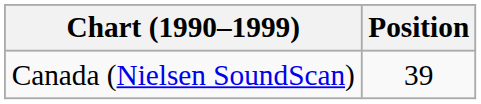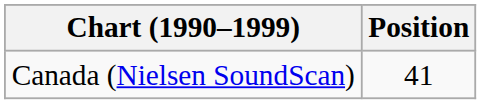(419, 74) 39 -> (419, 74) 41
